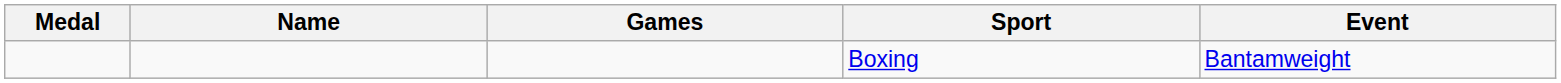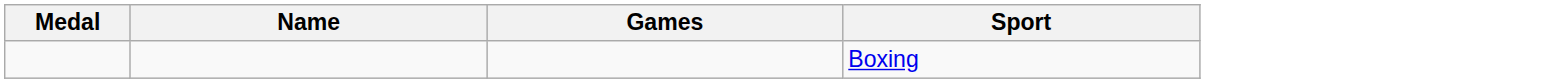- column: (1377, 22)
